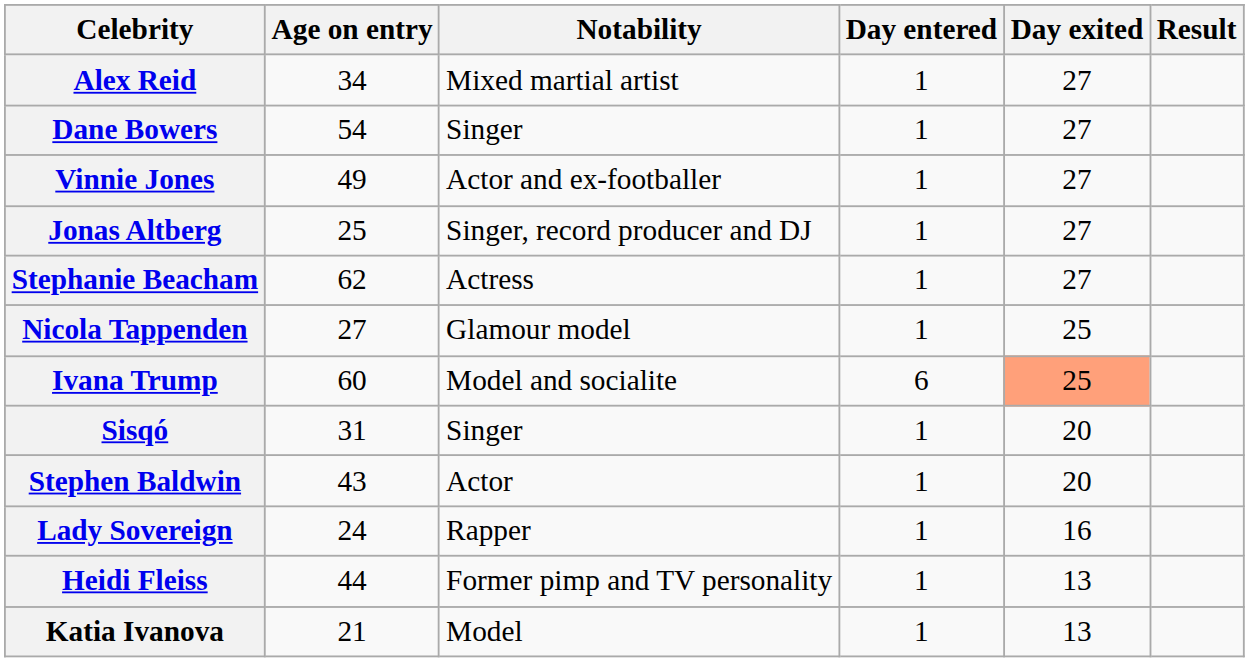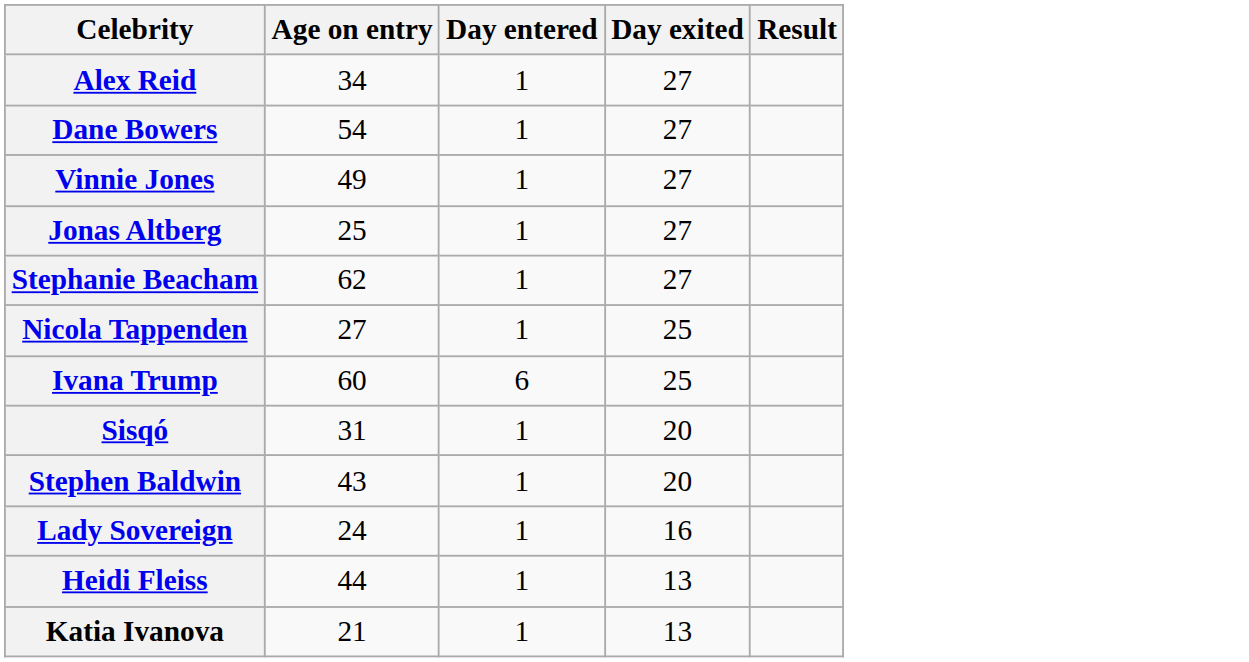- column: (639, 29)
(1077, 380) lightsalmon background -> (677, 380) no background
